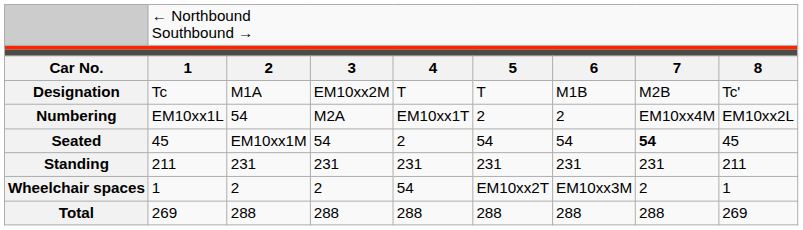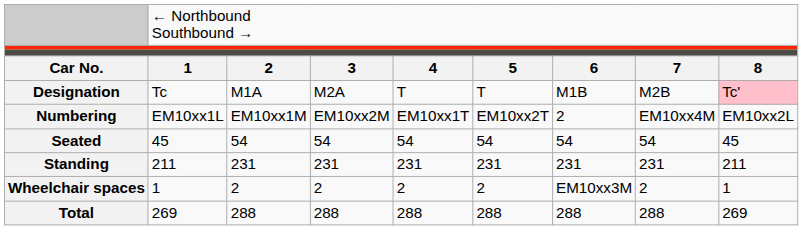(352, 92) EM10xx2M -> (329, 92) M2A
(731, 92) no background -> (731, 92) pink background
(239, 116) 54 -> (269, 116) EM10xx1M
(329, 116) M2A -> (352, 116) EM10xx2M
(481, 116) 2 -> (513, 116) EM10xx2T
(269, 140) EM10xx1M -> (239, 140) 54
(401, 140) 2 -> (405, 140) 54
(648, 140) bold -> (648, 140) normal
(405, 188) 54 -> (401, 188) 2
(513, 188) EM10xx2T -> (481, 188) 2
